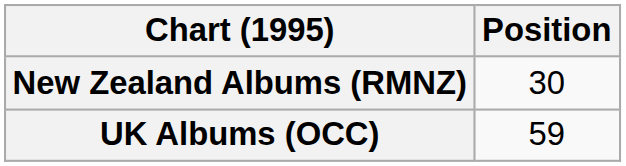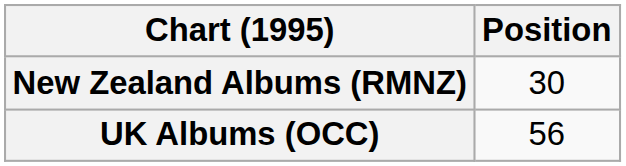(547, 134) 59 -> (547, 134) 56
